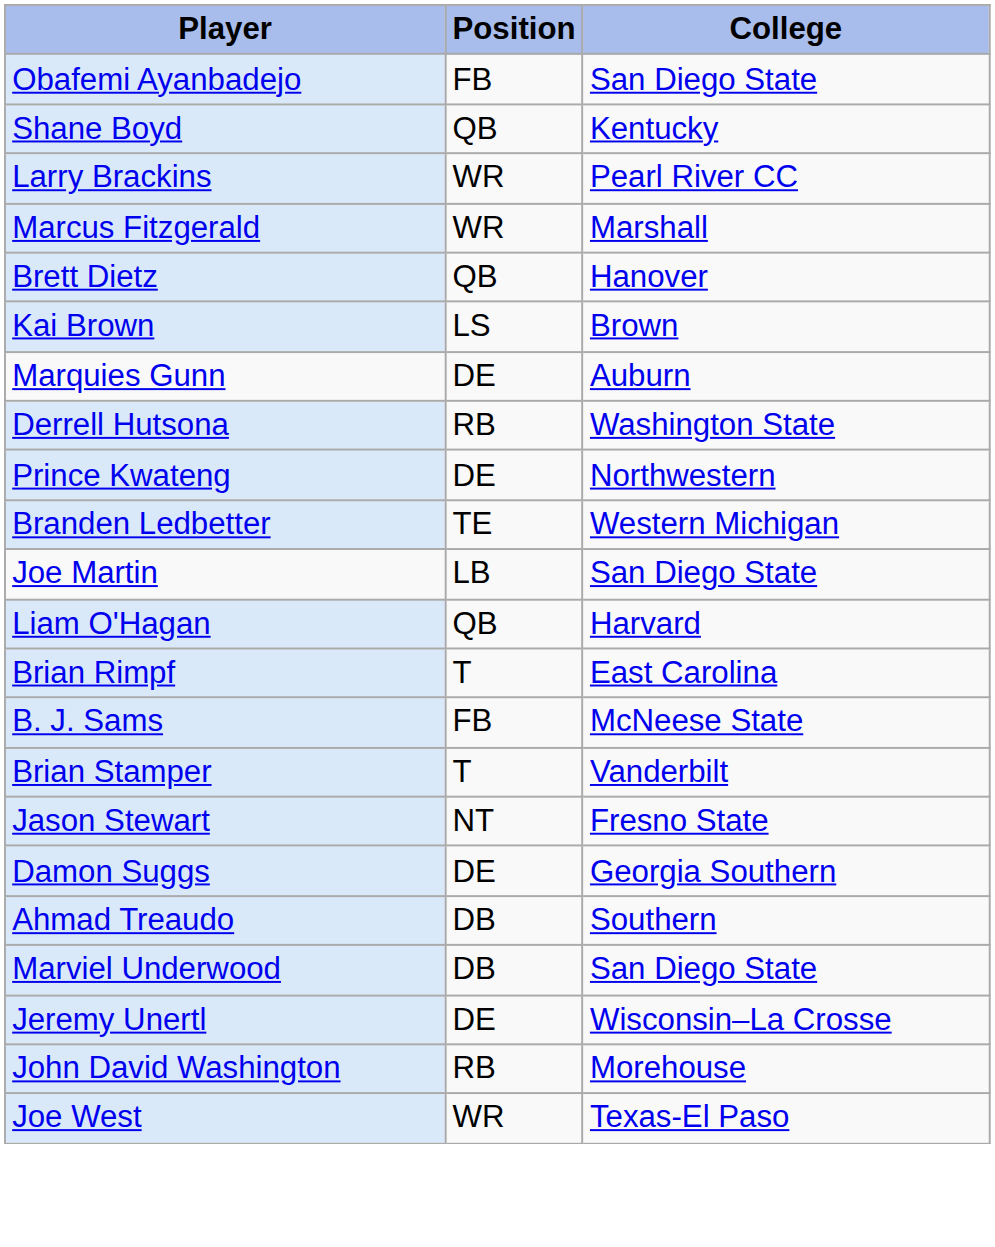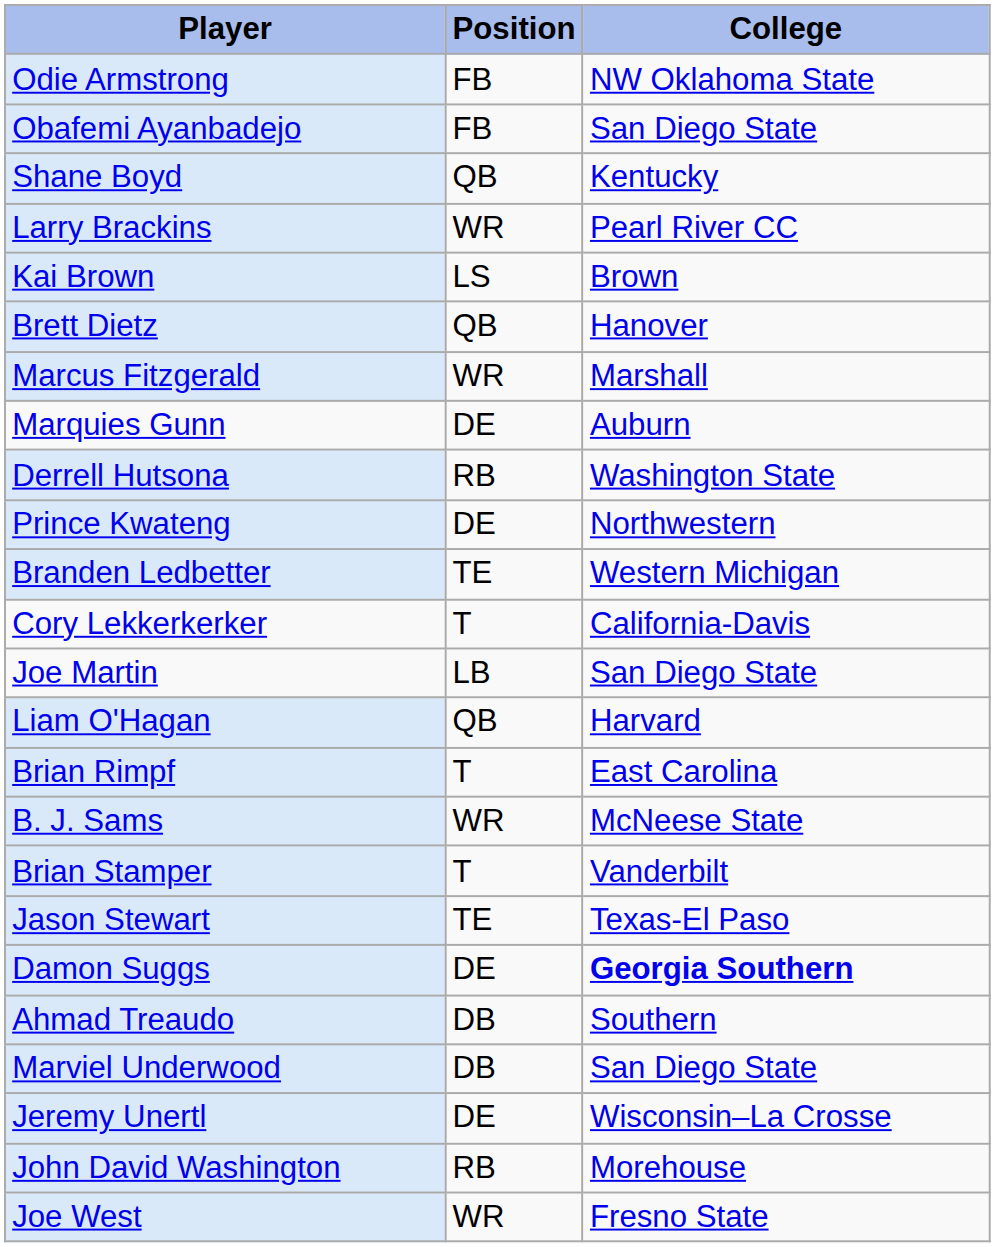+ row: (121, 78)
rows swapped: (83, 326) <-> (136, 227)
+ row: (140, 623)
(472, 721) FB -> (478, 820) WR
(473, 820) NT -> (472, 919) TE
(679, 820) Fresno State -> (690, 919) Texas-El Paso
(713, 870) normal -> (722, 969) bold
(690, 1117) Texas-El Paso -> (679, 1216) Fresno State
